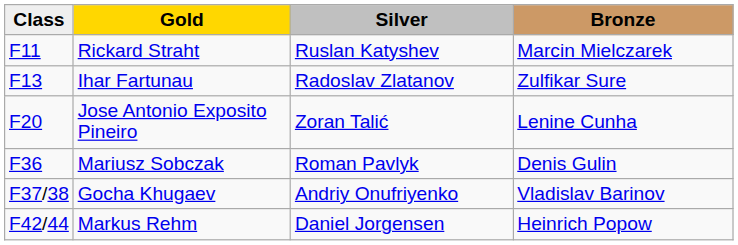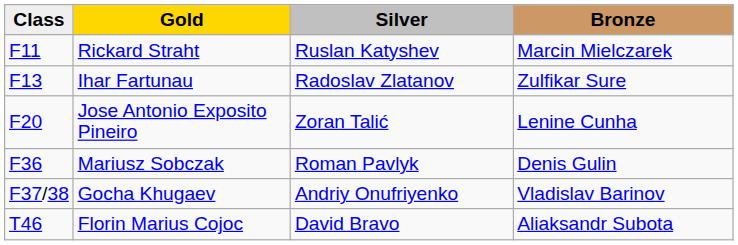- row: (137, 224)
+ row: (160, 224)
